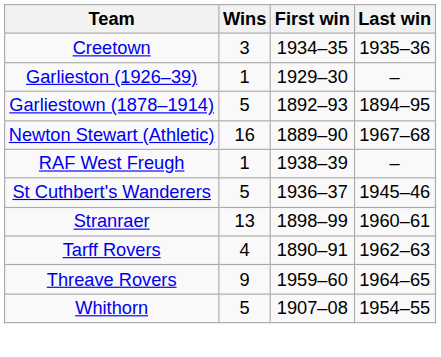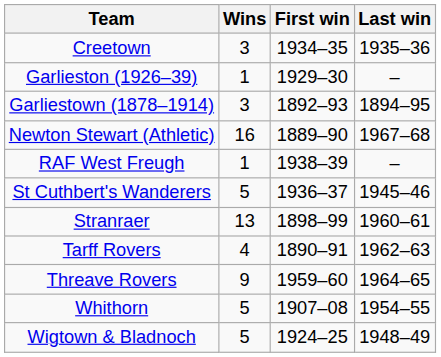(245, 105) 5 -> (245, 105) 3
+ row: (112, 337)
